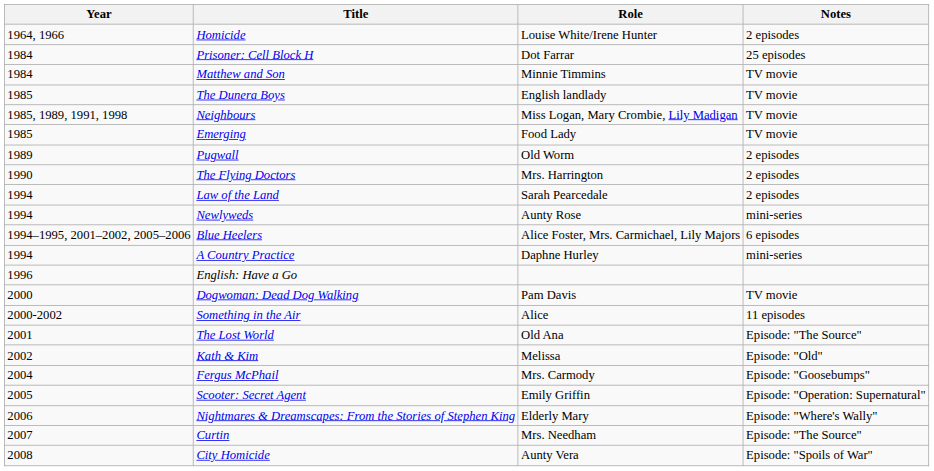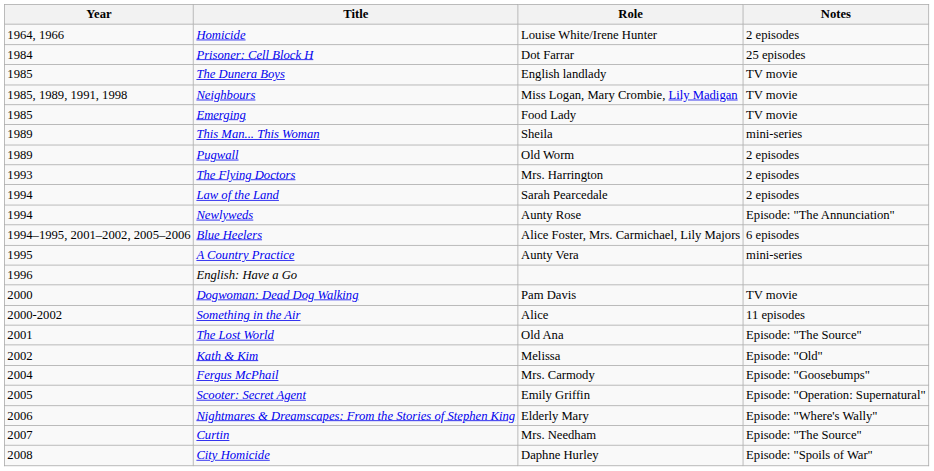- row: (241, 74)
+ row: (258, 134)
(20, 174) 1990 -> (20, 174) 1993
(774, 214) mini-series -> (820, 214) Episode: "The Annunciation"
(20, 255) 1994 -> (20, 255) 1995
(560, 255) Daphne Hurley -> (550, 255) Aunty Vera
(550, 455) Aunty Vera -> (560, 455) Daphne Hurley
